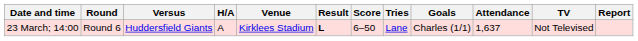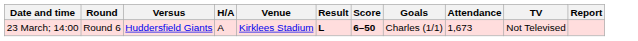- column: (397, 12)
(364, 27) normal -> (364, 27) bold
(488, 27) 1,637 -> (460, 27) 1,673
